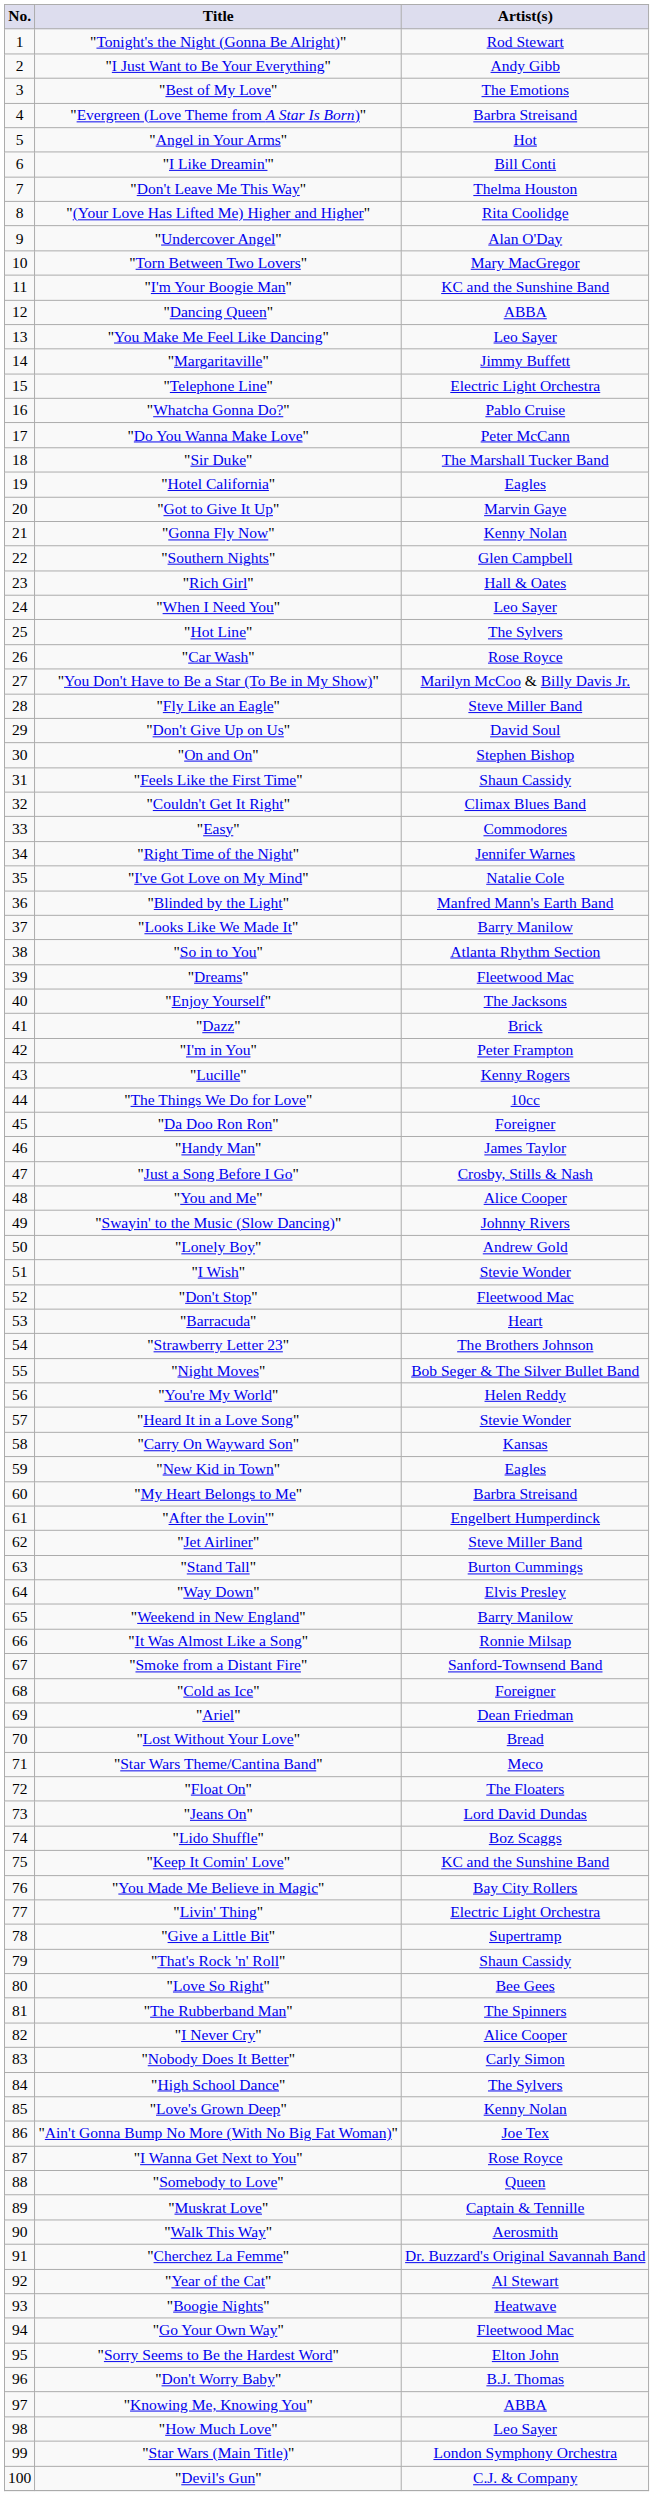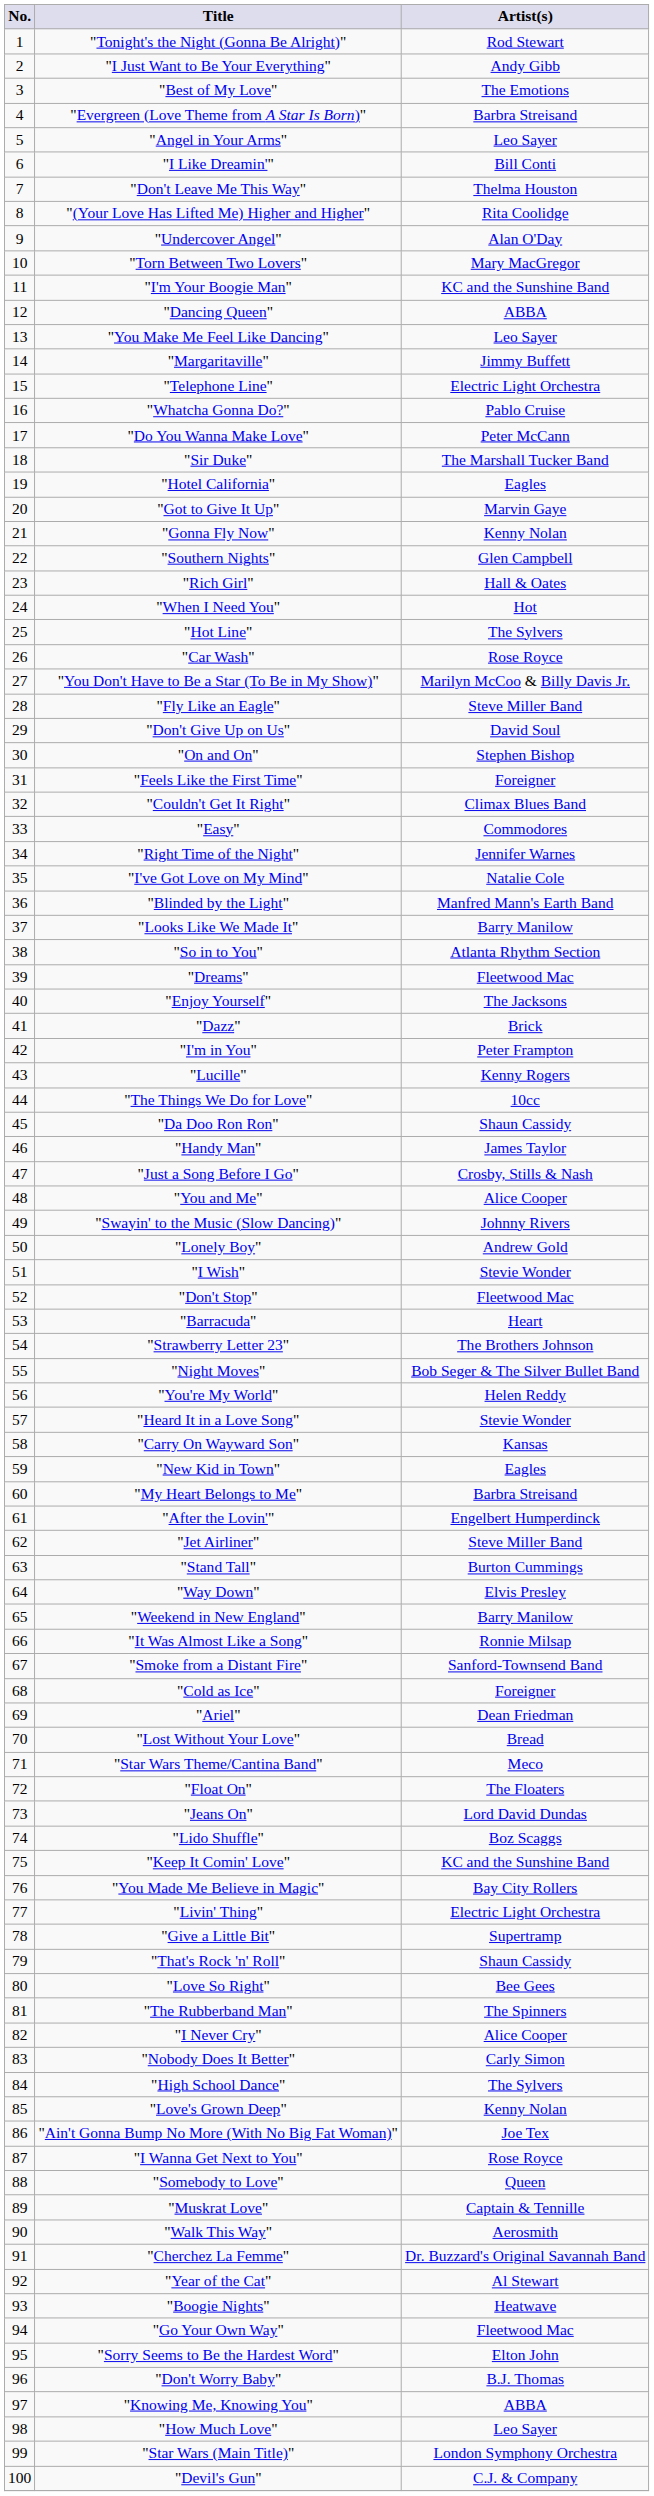(525, 139) Hot -> (525, 139) Leo Sayer
(525, 607) Leo Sayer -> (525, 607) Hot
(525, 779) Shaun Cassidy -> (525, 779) Foreigner
(525, 1124) Foreigner -> (525, 1124) Shaun Cassidy
